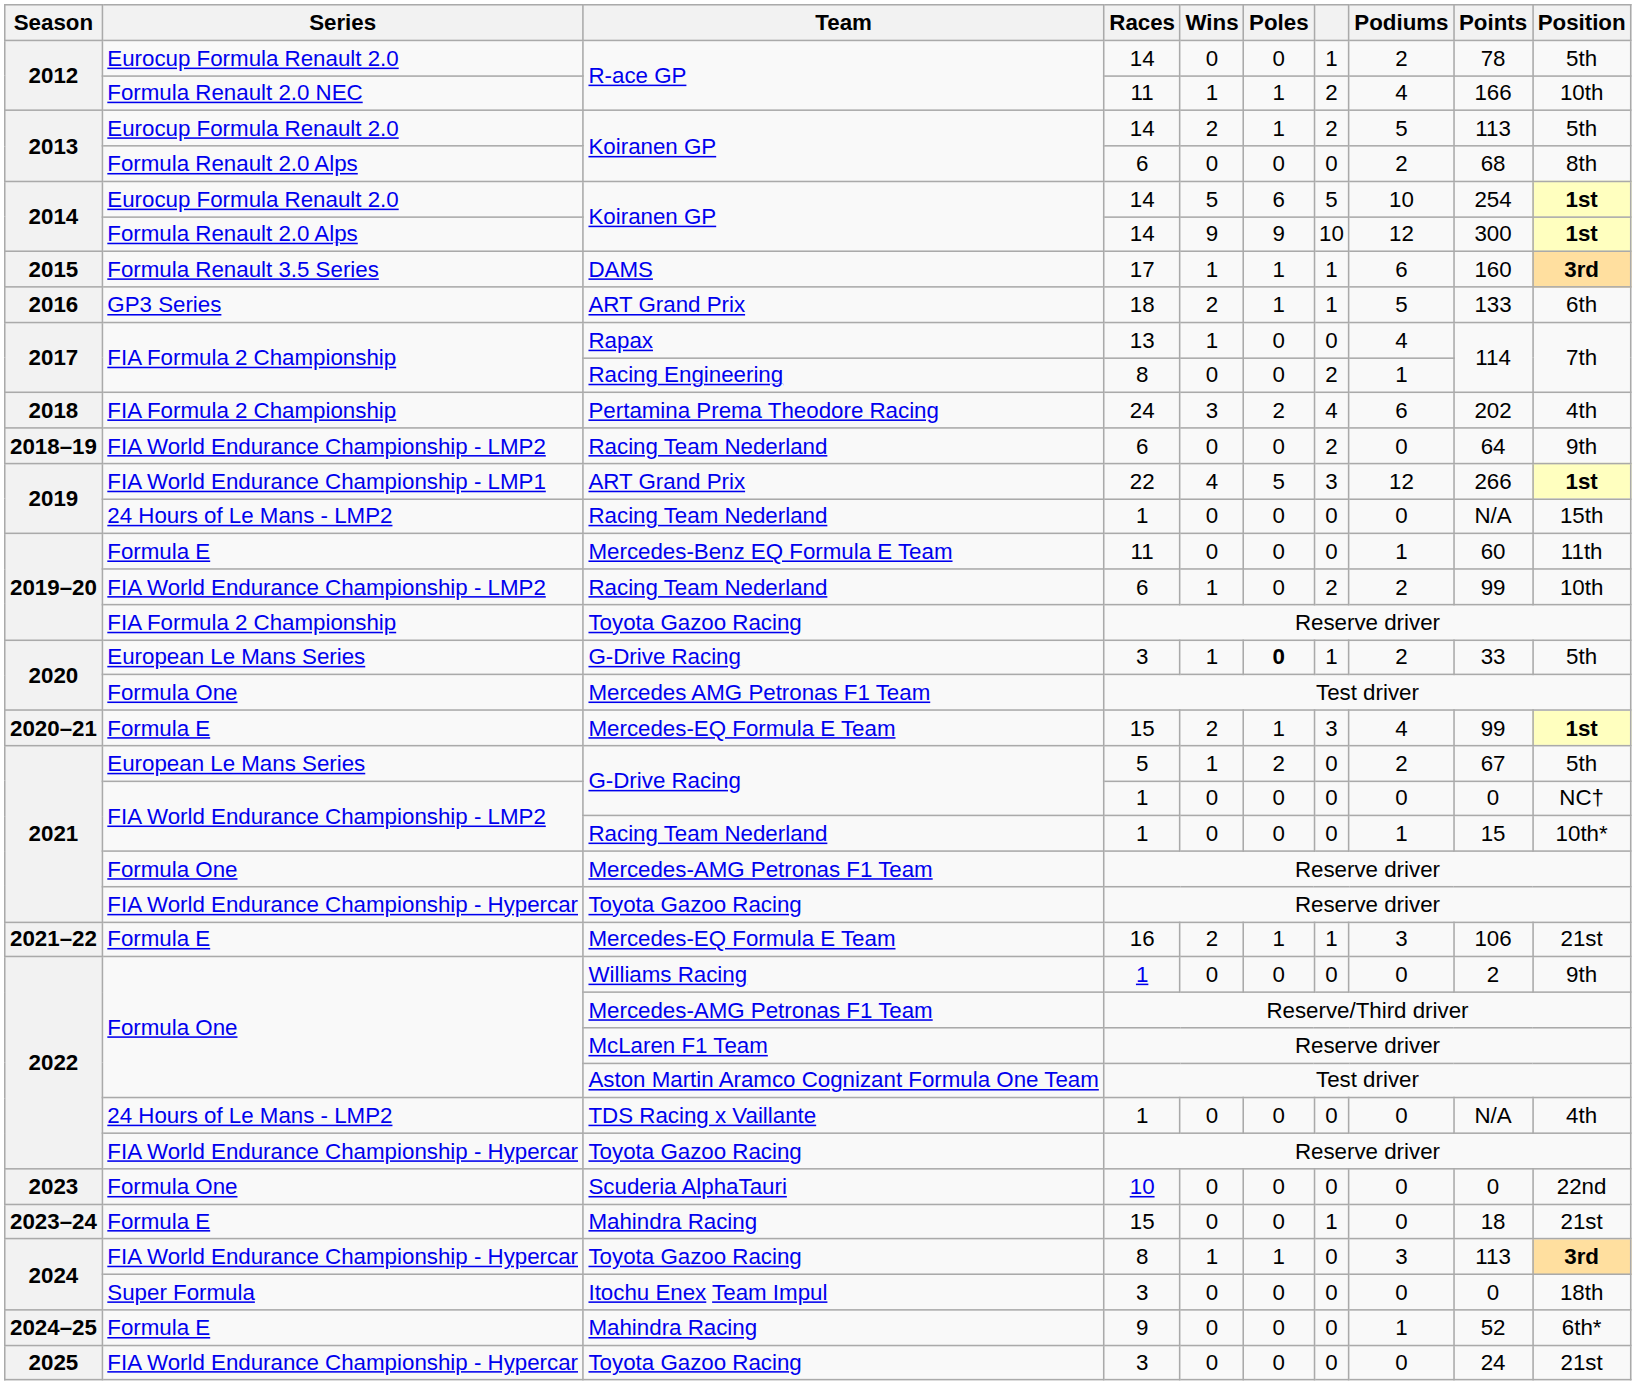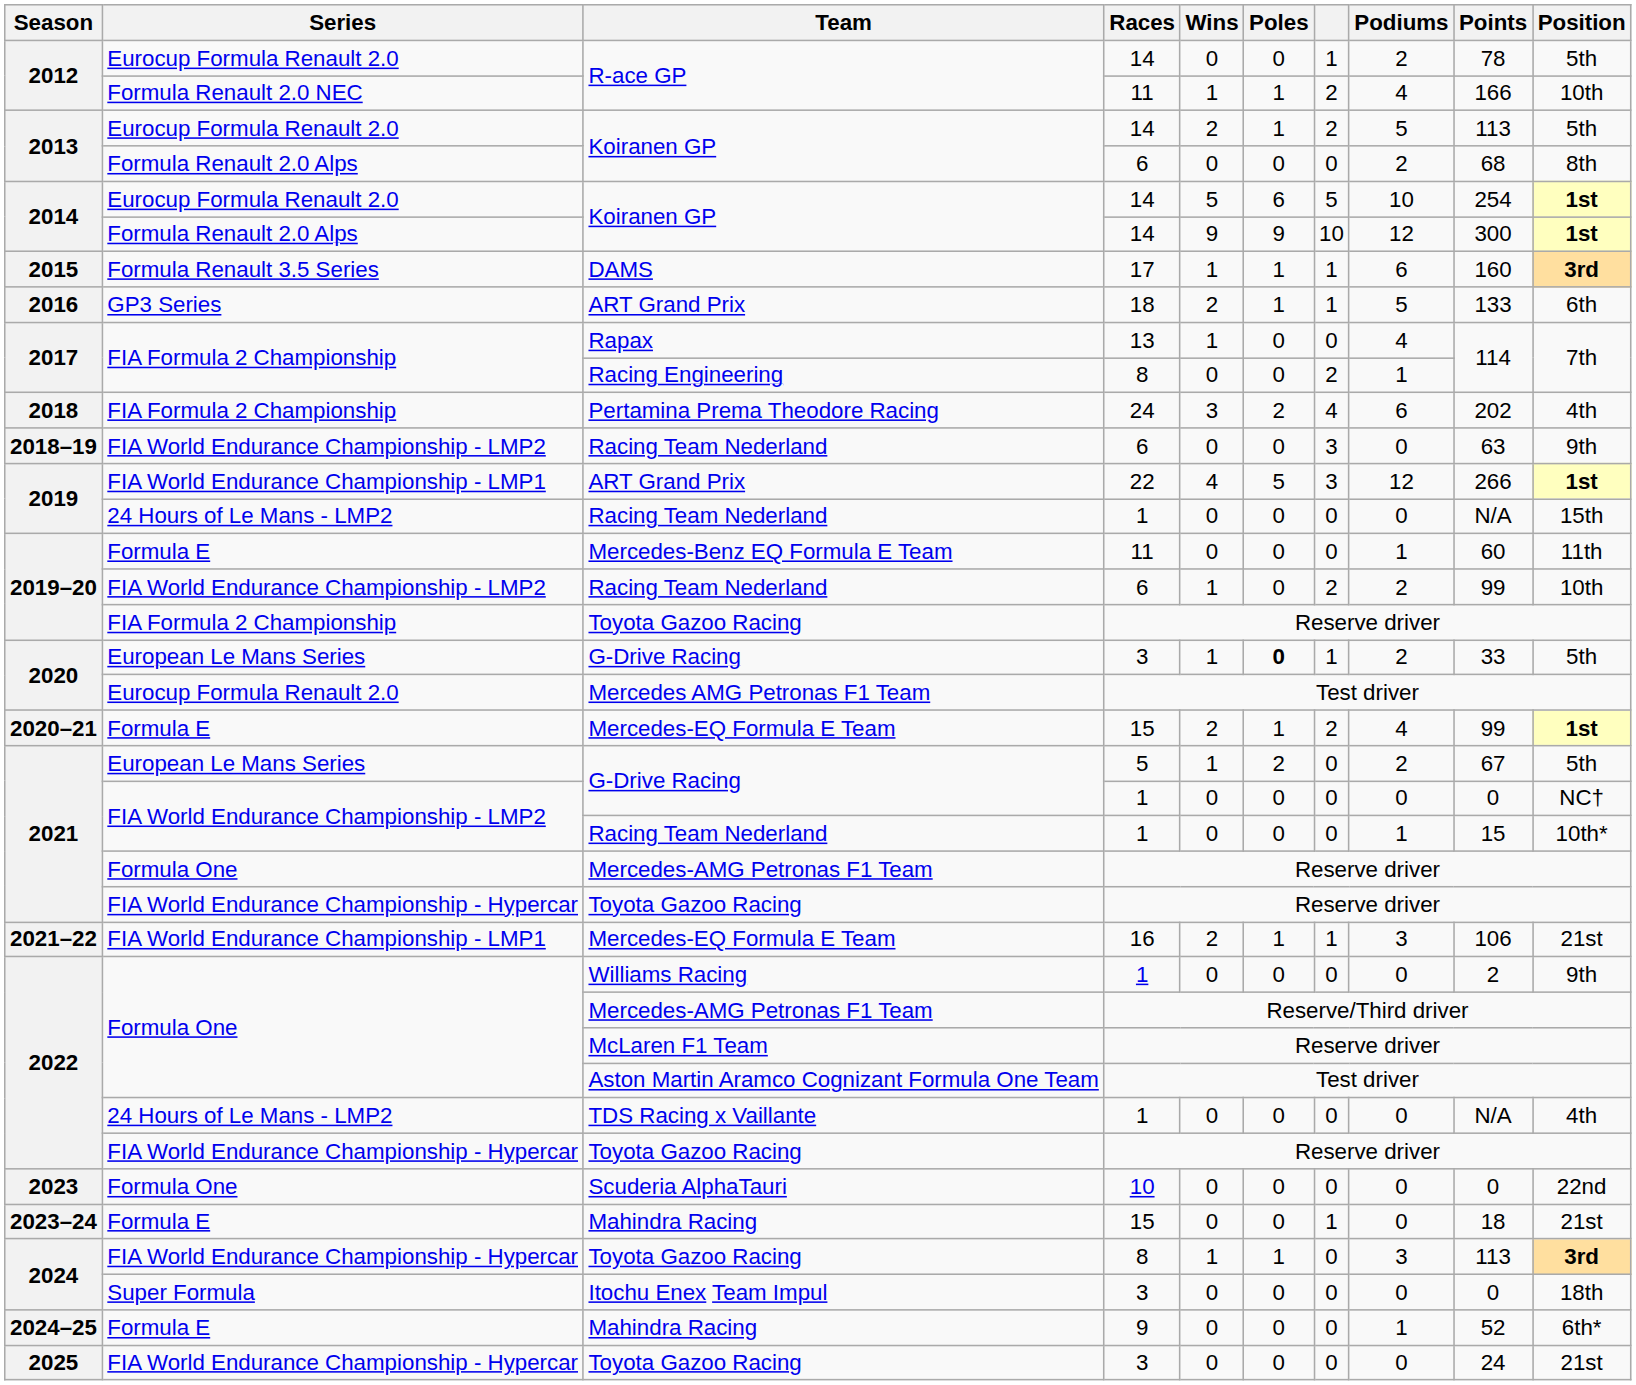(1331, 446) 2 -> (1331, 446) 3
(1493, 446) 64 -> (1493, 446) 63
(172, 693) Formula One -> (253, 693) Eurocup Formula Renault 2.0
(1331, 728) 3 -> (1331, 728) 2
(159, 940) Formula E -> (327, 940) FIA World Endurance Championship - LMP1
